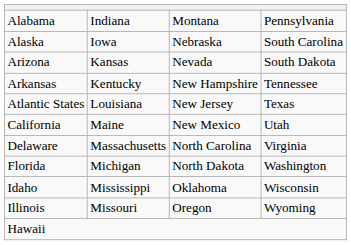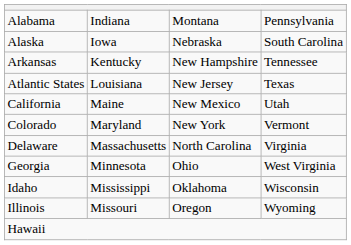- row: (29, 62)
+ row: (32, 124)
- row: (26, 166)
+ row: (28, 166)
